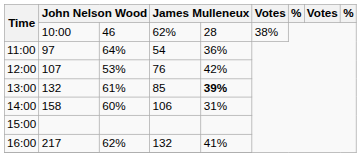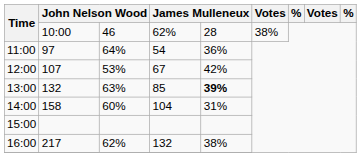(159, 69) 76 -> (159, 69) 67
(114, 87) 61% -> (114, 87) 63%
(162, 106) 106 -> (162, 106) 104
(215, 143) 41% -> (215, 143) 38%
